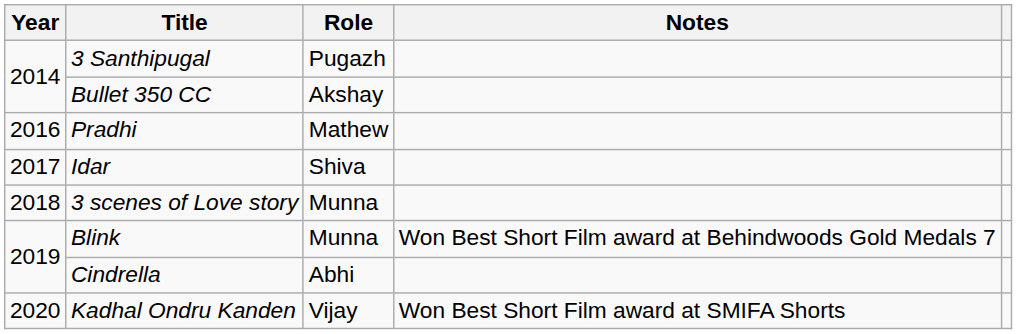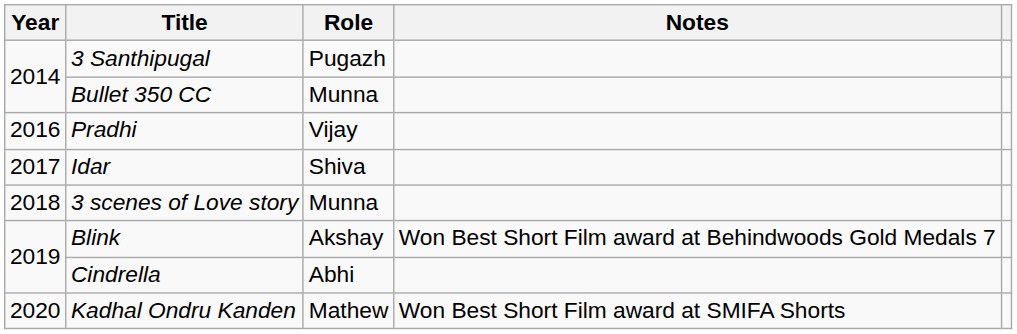(346, 94) Akshay -> (344, 94) Munna
(349, 130) Mathew -> (333, 130) Vijay
(344, 238) Munna -> (346, 238) Akshay
(333, 310) Vijay -> (349, 310) Mathew
